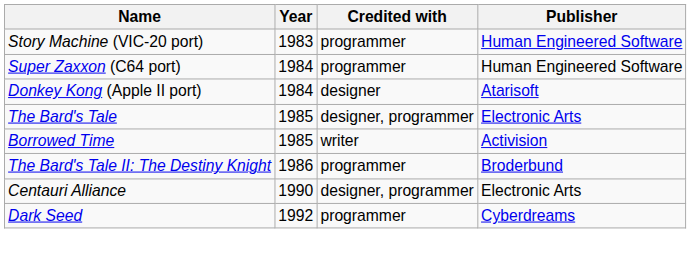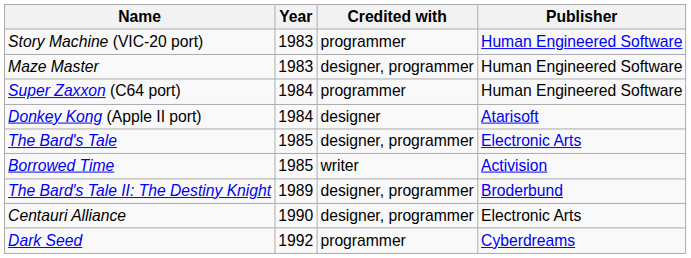+ row: (53, 66)
(296, 166) 1986 -> (296, 191) 1989
(363, 166) programmer -> (397, 191) designer, programmer
